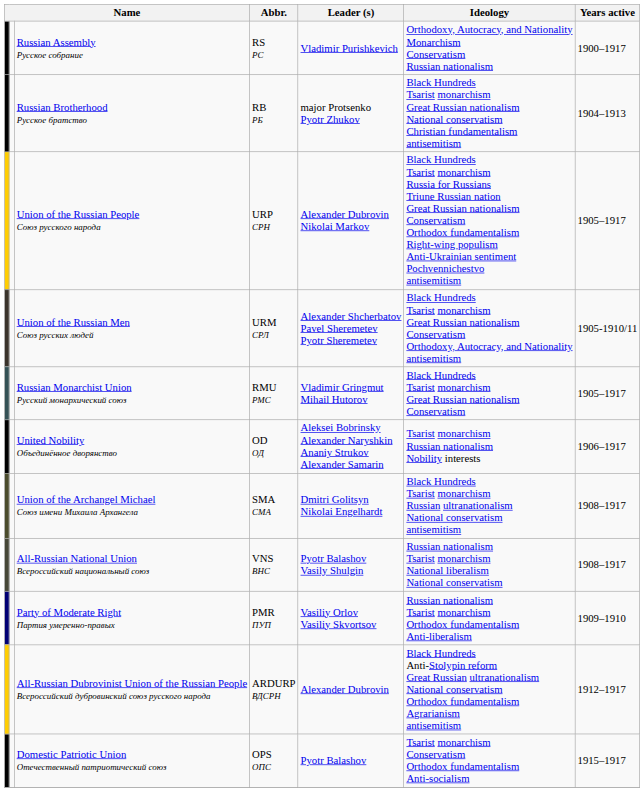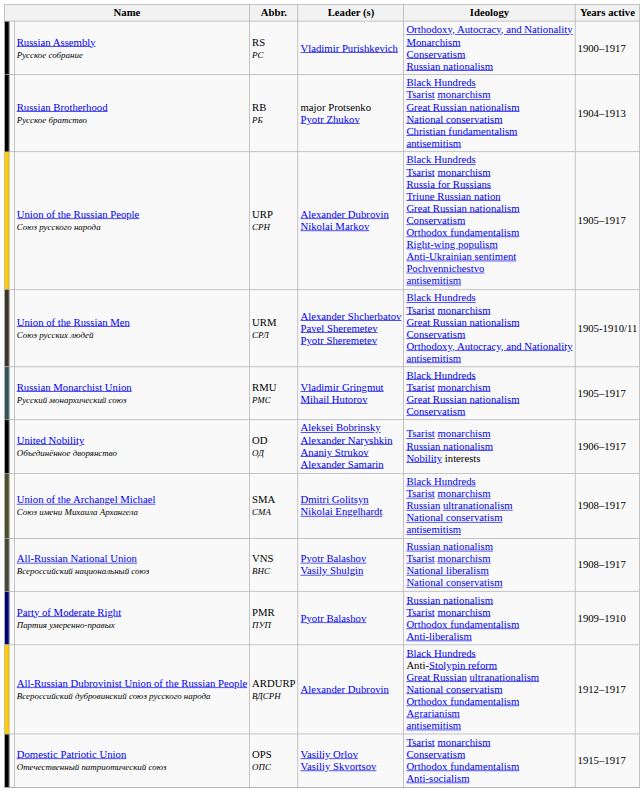(338, 618) Vasiliy Orlov Vasiliy Skvortsov -> (333, 618) Pyotr Balashov
(333, 760) Pyotr Balashov -> (338, 760) Vasiliy Orlov Vasiliy Skvortsov
